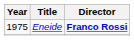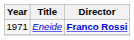(17, 27) 1975 -> (17, 27) 1971
